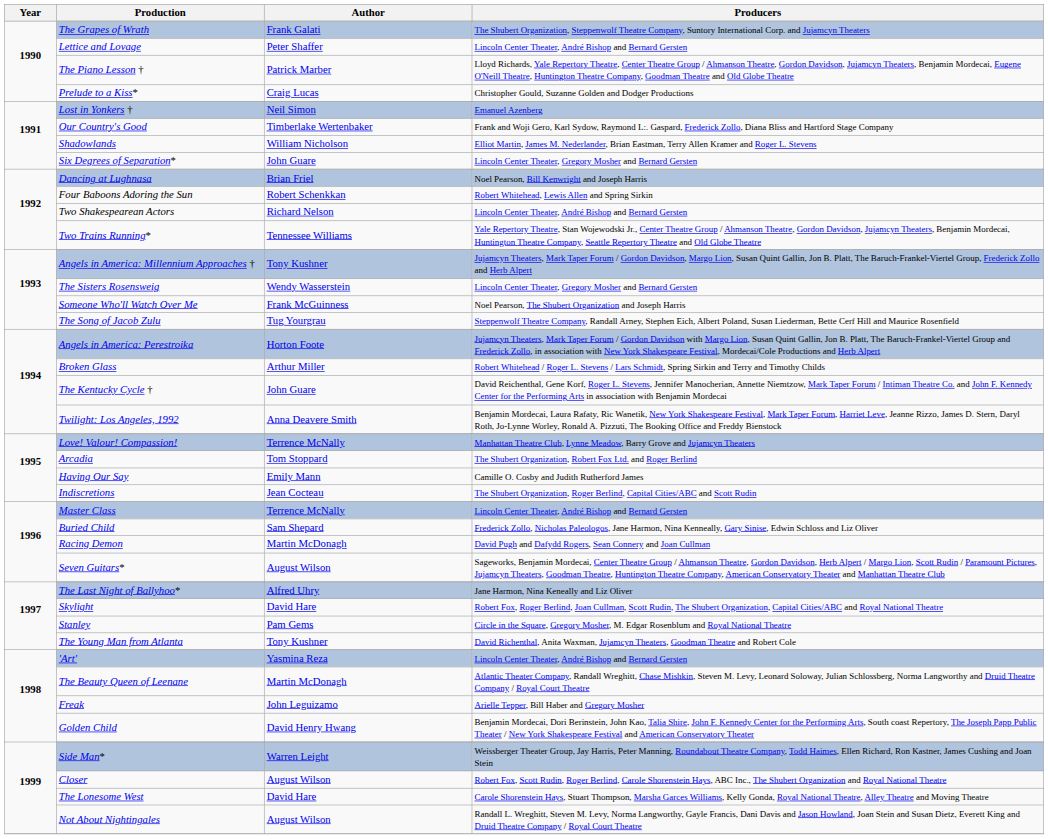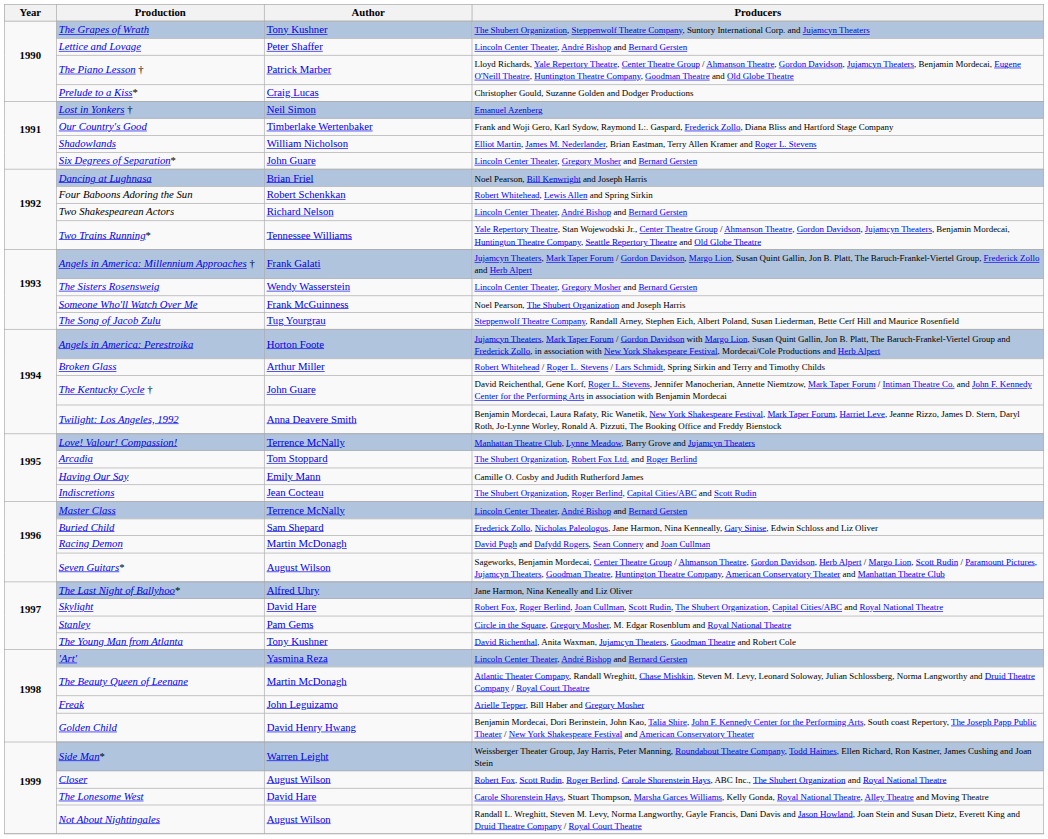(294, 30) Frank Galati -> (297, 30) Tony Kushner
(297, 264) Tony Kushner -> (294, 264) Frank Galati
